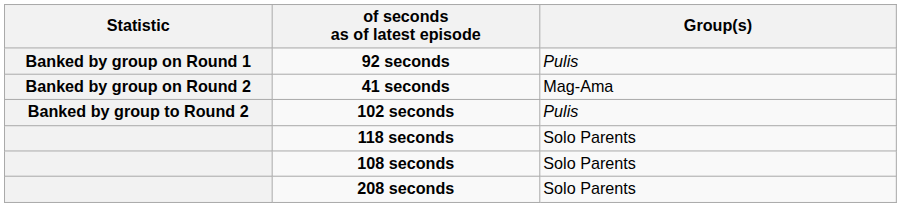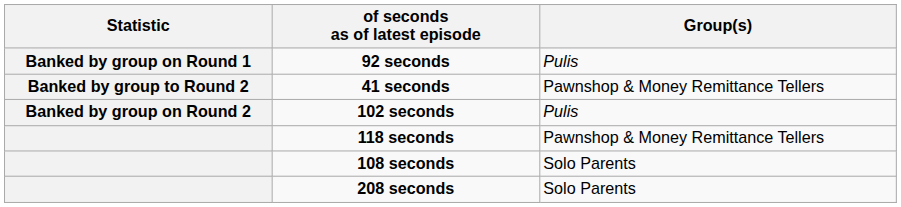(138, 86) Banked by group on Round 2 -> (138, 86) Banked by group to Round 2
(578, 86) Mag-Ama -> (684, 86) Pawnshop & Money Remittance Tellers
(138, 112) Banked by group to Round 2 -> (138, 112) Banked by group on Round 2
(590, 138) Solo Parents -> (684, 138) Pawnshop & Money Remittance Tellers
